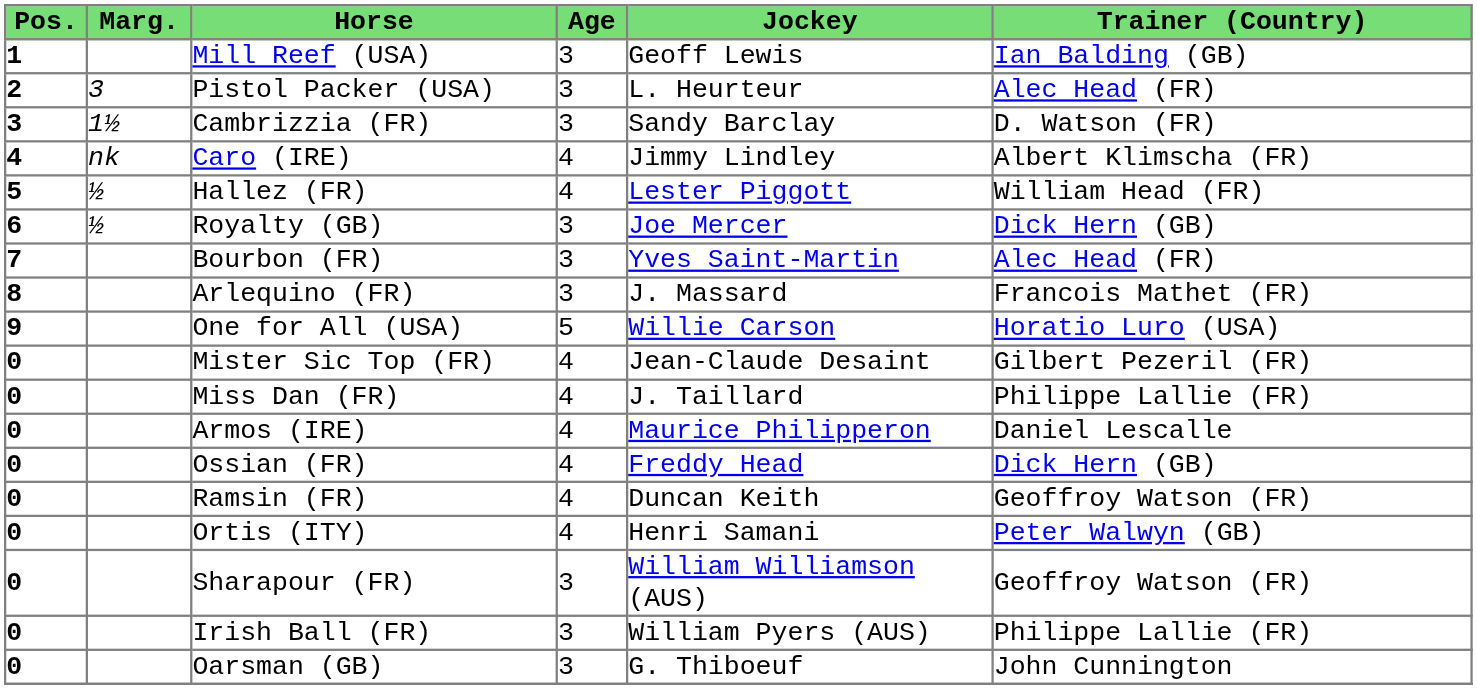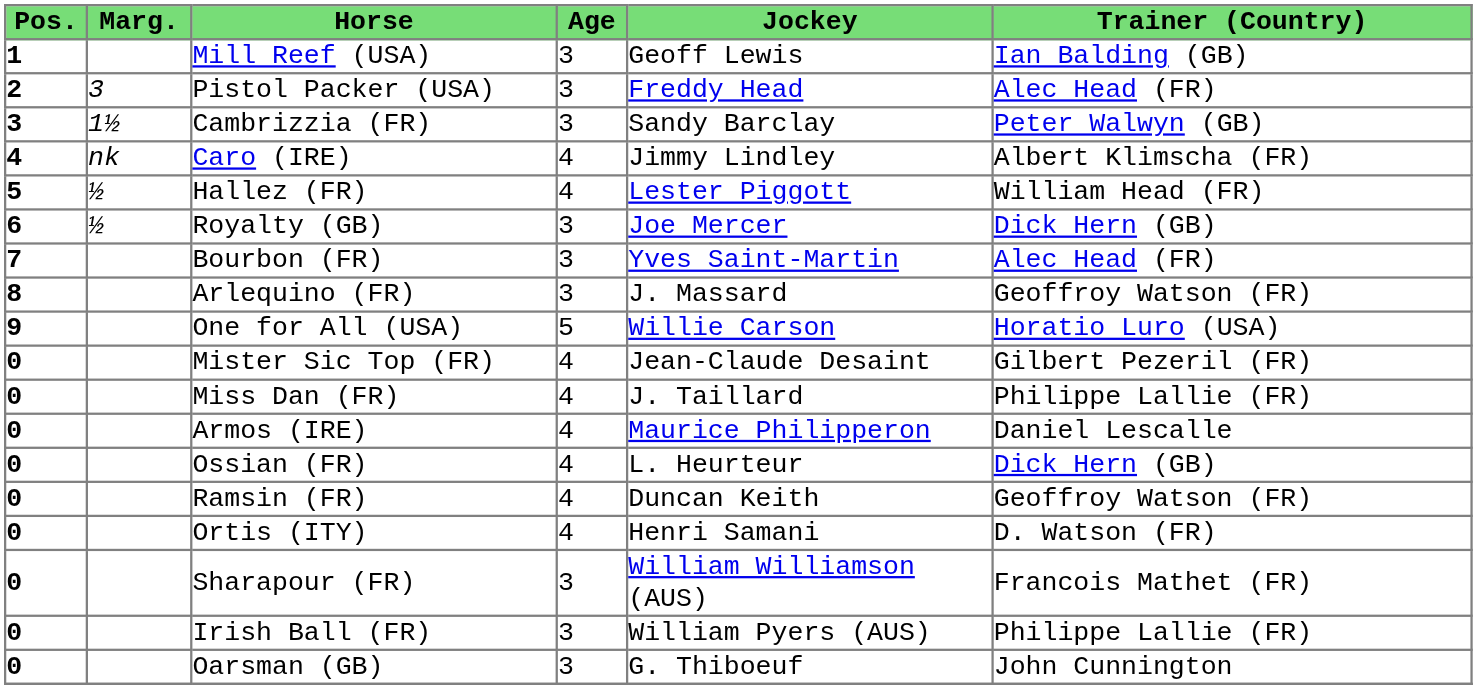(716, 90) L. Heurteur -> (716, 90) Freddy Head
(1105, 124) D. Watson (FR) -> (1129, 124) Peter Walwyn (GB)
(1153, 295) Francois Mathet (FR) -> (1153, 295) Geoffroy Watson (FR)
(716, 465) Freddy Head -> (716, 465) L. Heurteur
(1129, 533) Peter Walwyn (GB) -> (1105, 533) D. Watson (FR)
(1153, 583) Geoffroy Watson (FR) -> (1153, 583) Francois Mathet (FR)
